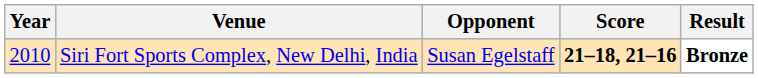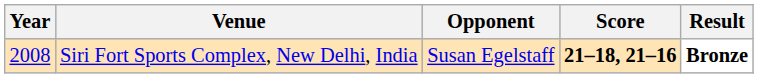(30, 55) 2010 -> (30, 55) 2008
